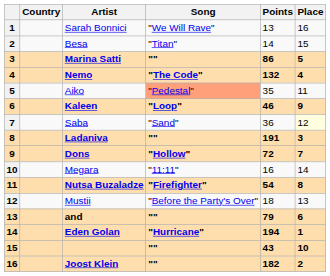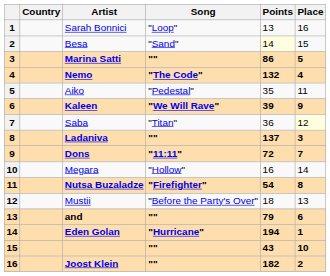(181, 28) "We Will Rave" -> (163, 28) "Loop"
(163, 43) "Titan" -> (163, 43) "Sand"
(268, 43) no background -> (268, 43) lightyellow background
(171, 91) lightsalmon background -> (171, 91) no background
(165, 106) "Loop" -> (184, 106) "We Will Rave"
(268, 106) 46 -> (268, 106) 39
(163, 122) "Sand" -> (163, 122) "Titan"
(271, 138) 191 -> (271, 138) 137
(169, 153) "Hollow" -> (165, 153) "11:11"
(163, 169) "11:11" -> (167, 169) "Hollow"
